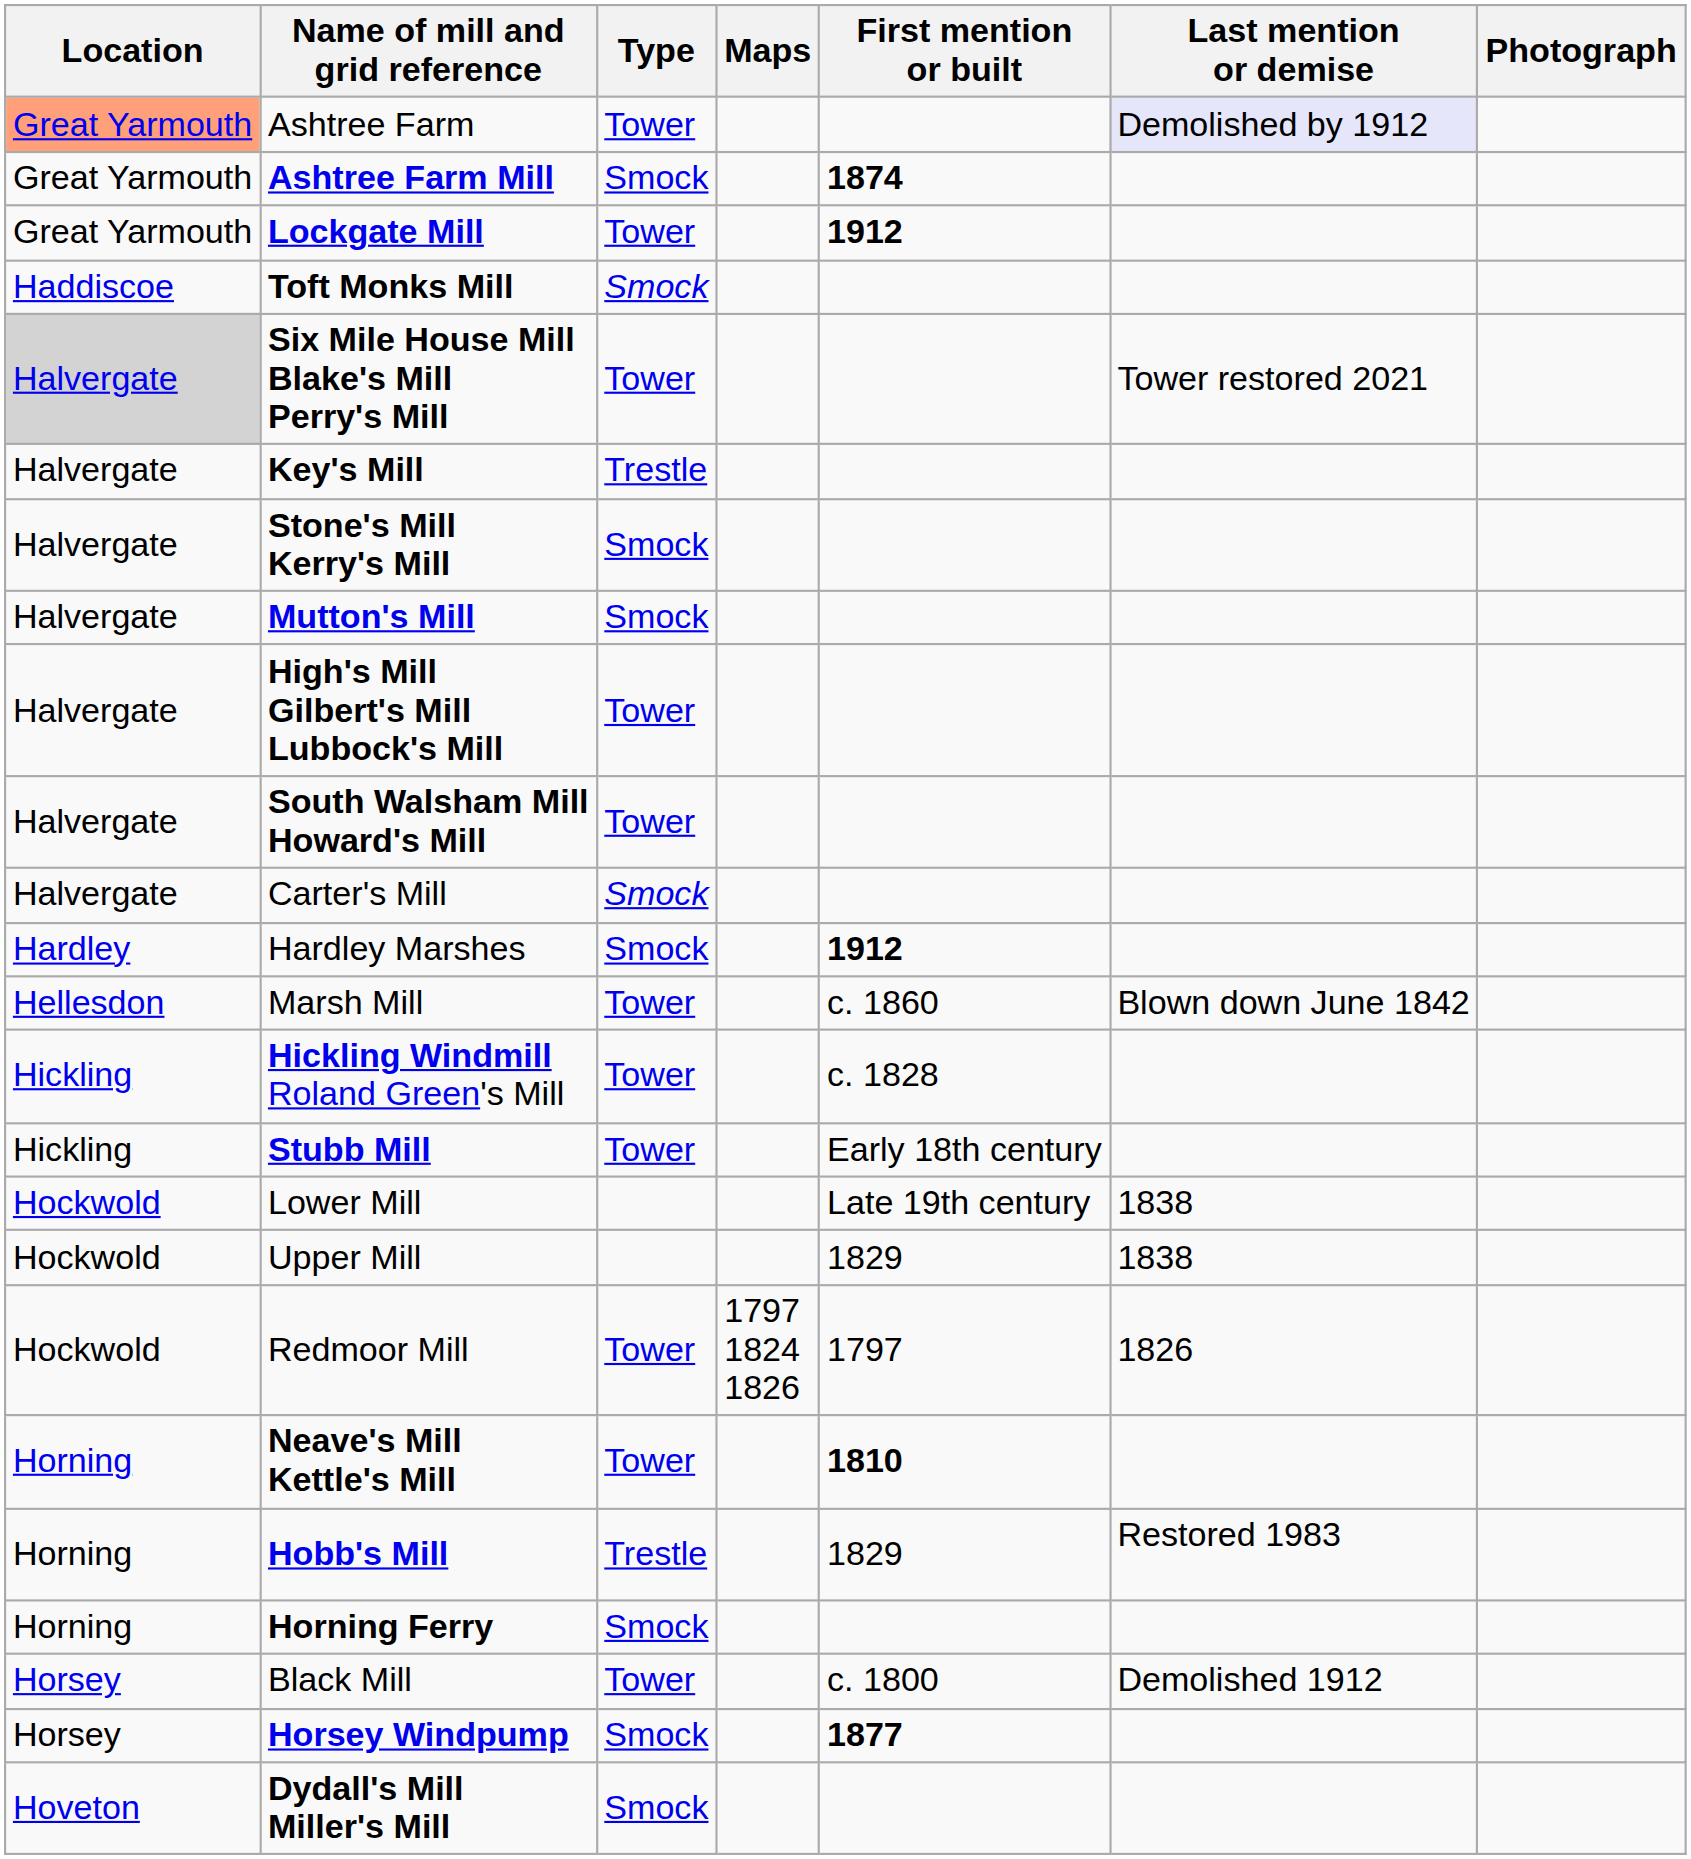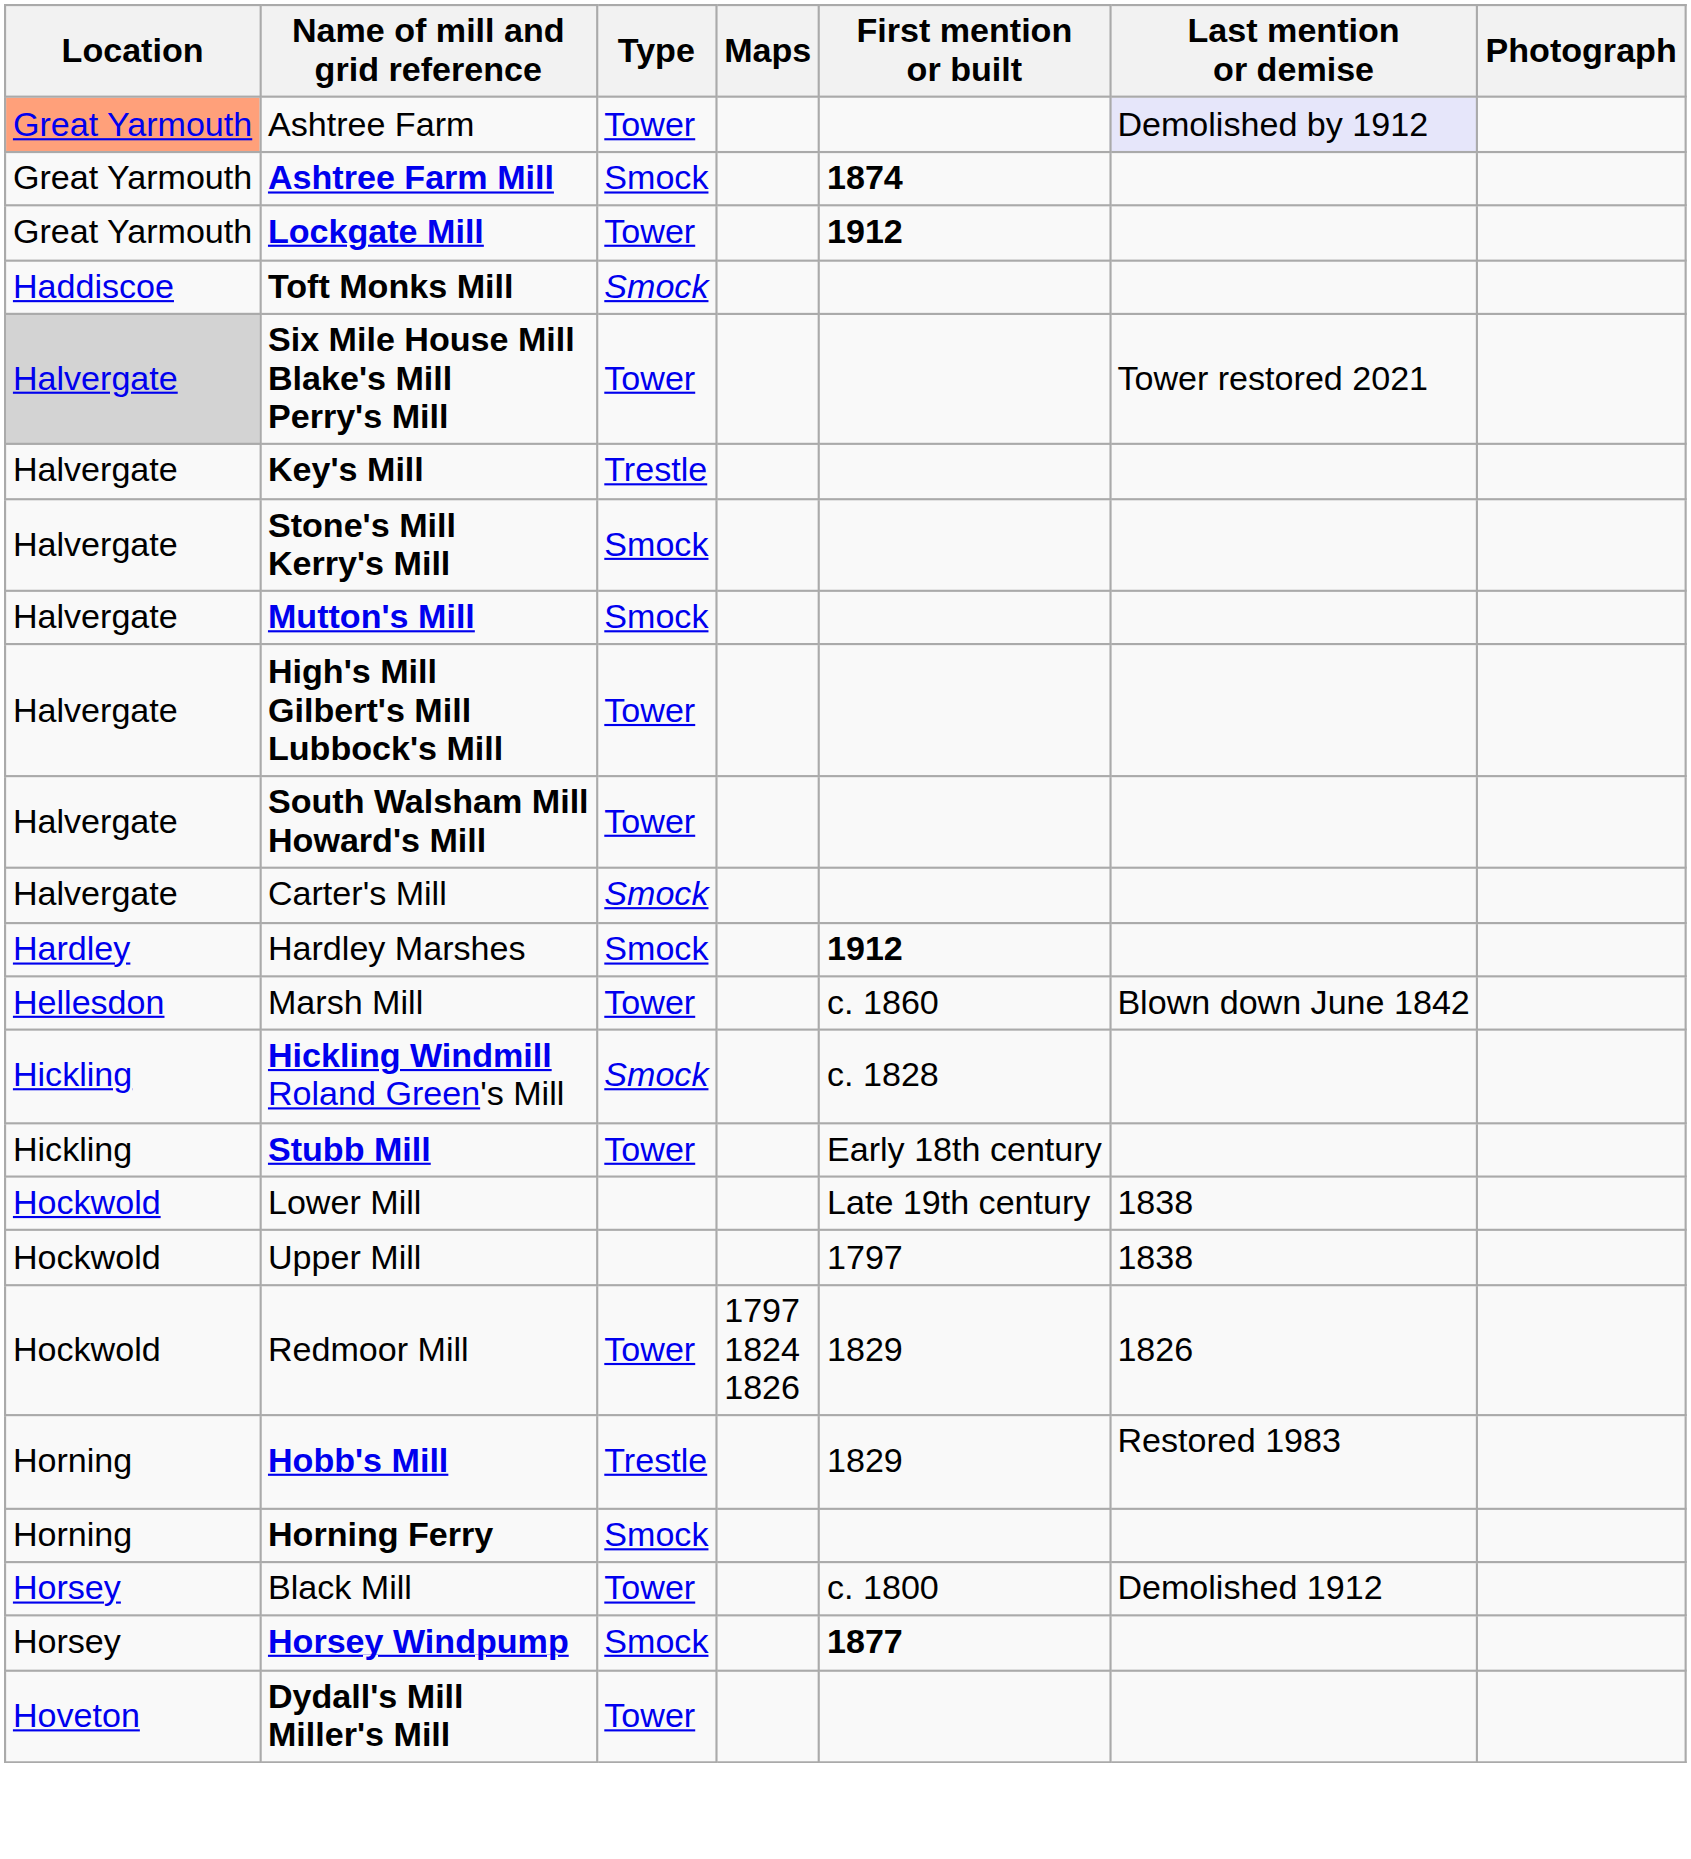(650, 1075) Tower -> (656, 1075) Smock
(865, 1257) 1829 -> (865, 1257) 1797
(865, 1349) 1797 -> (865, 1349) 1829
- row: (365, 1461)
(656, 1807) Smock -> (650, 1715) Tower
